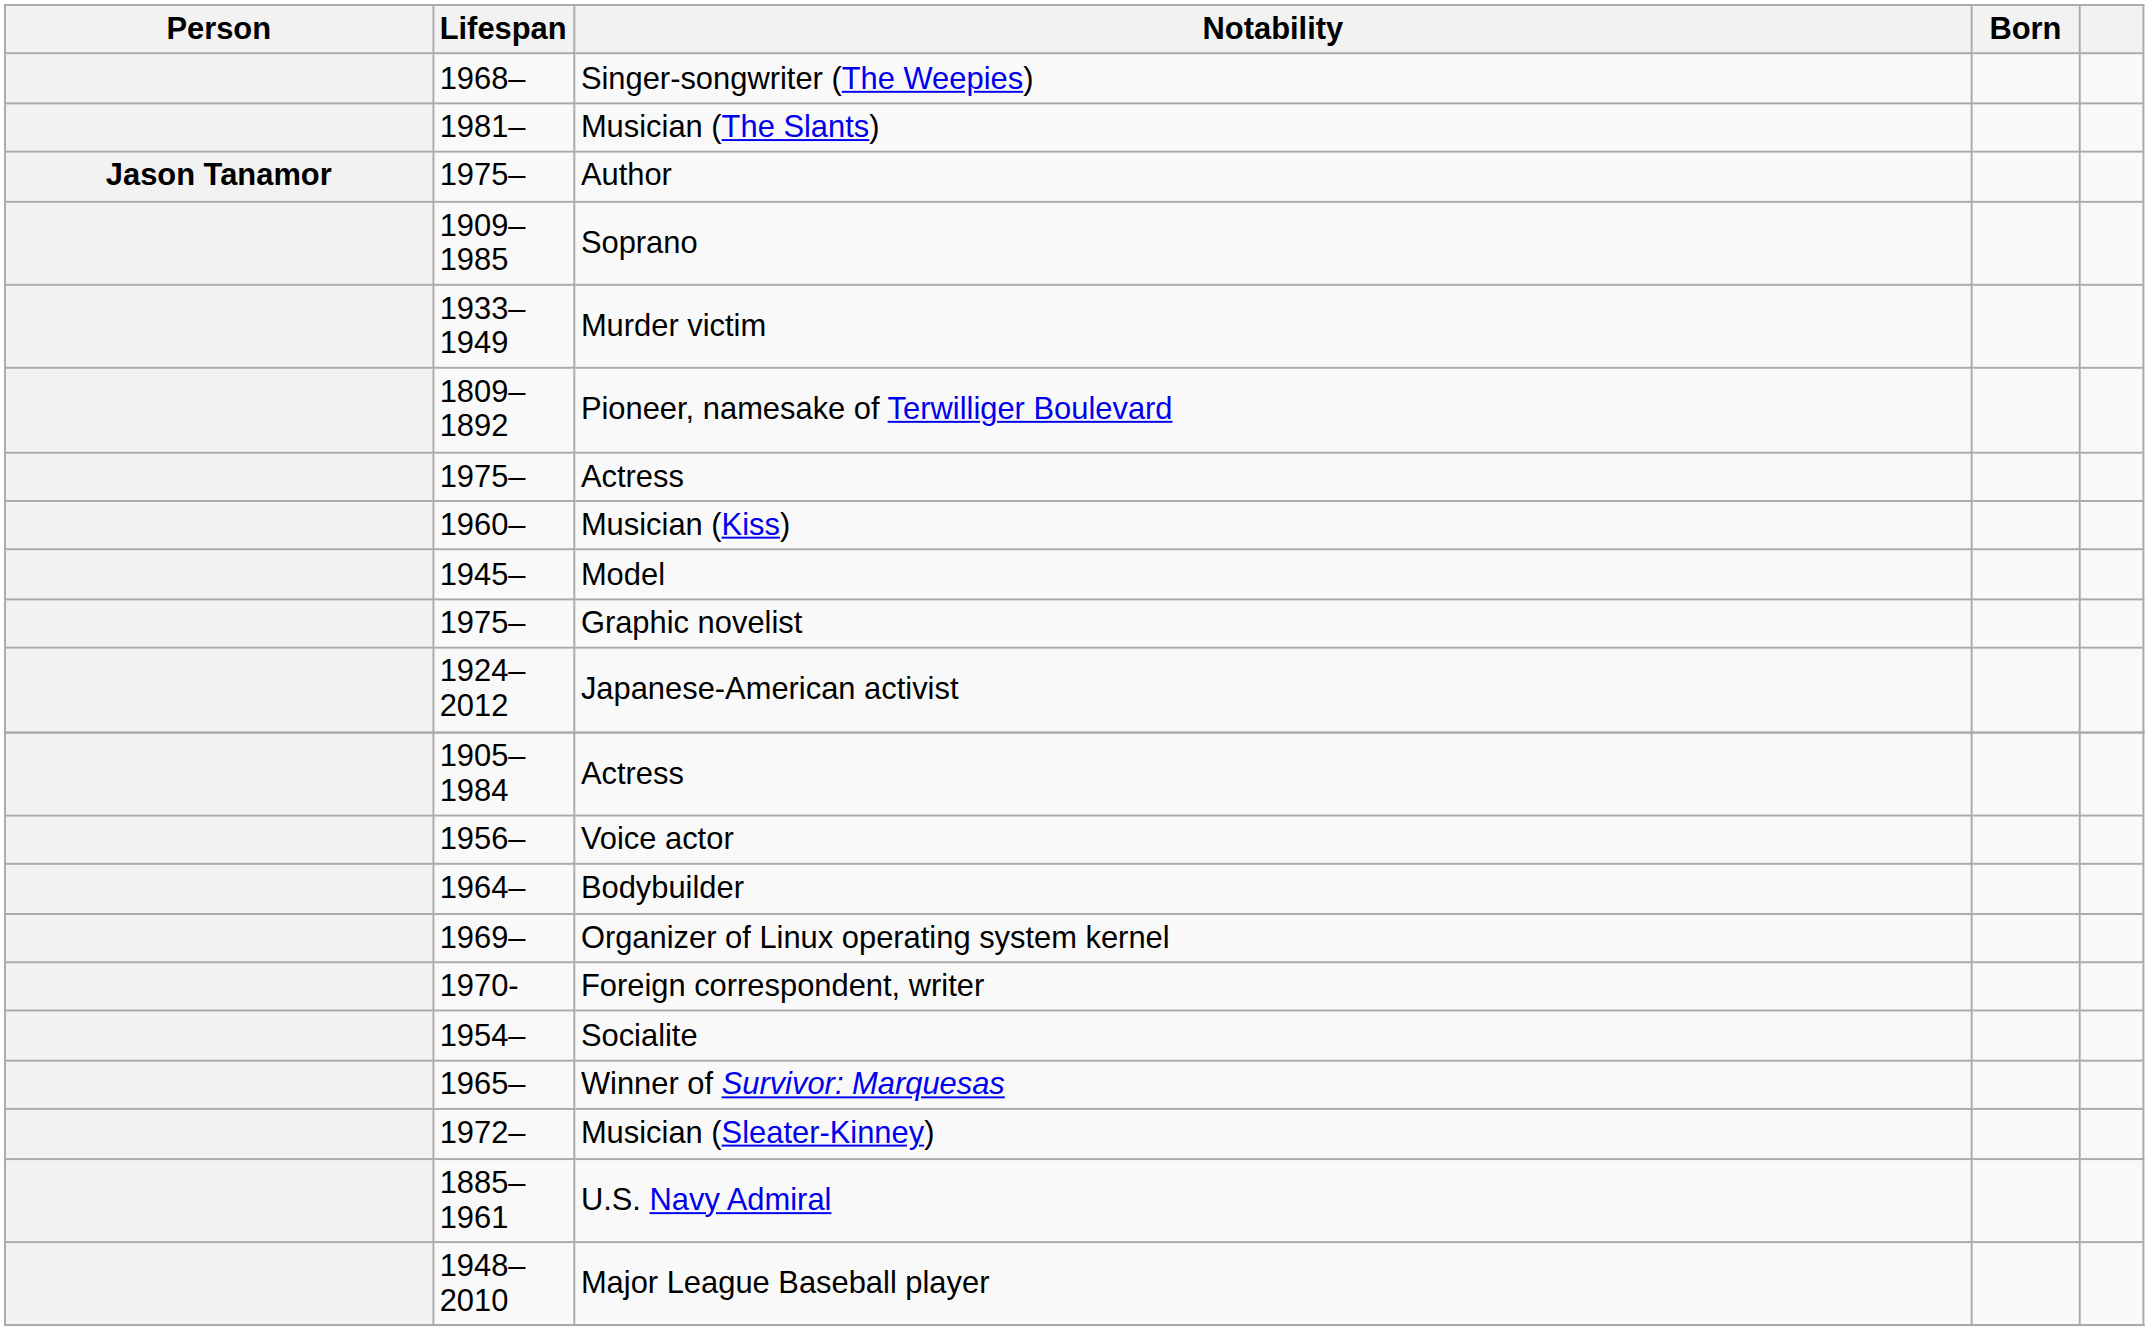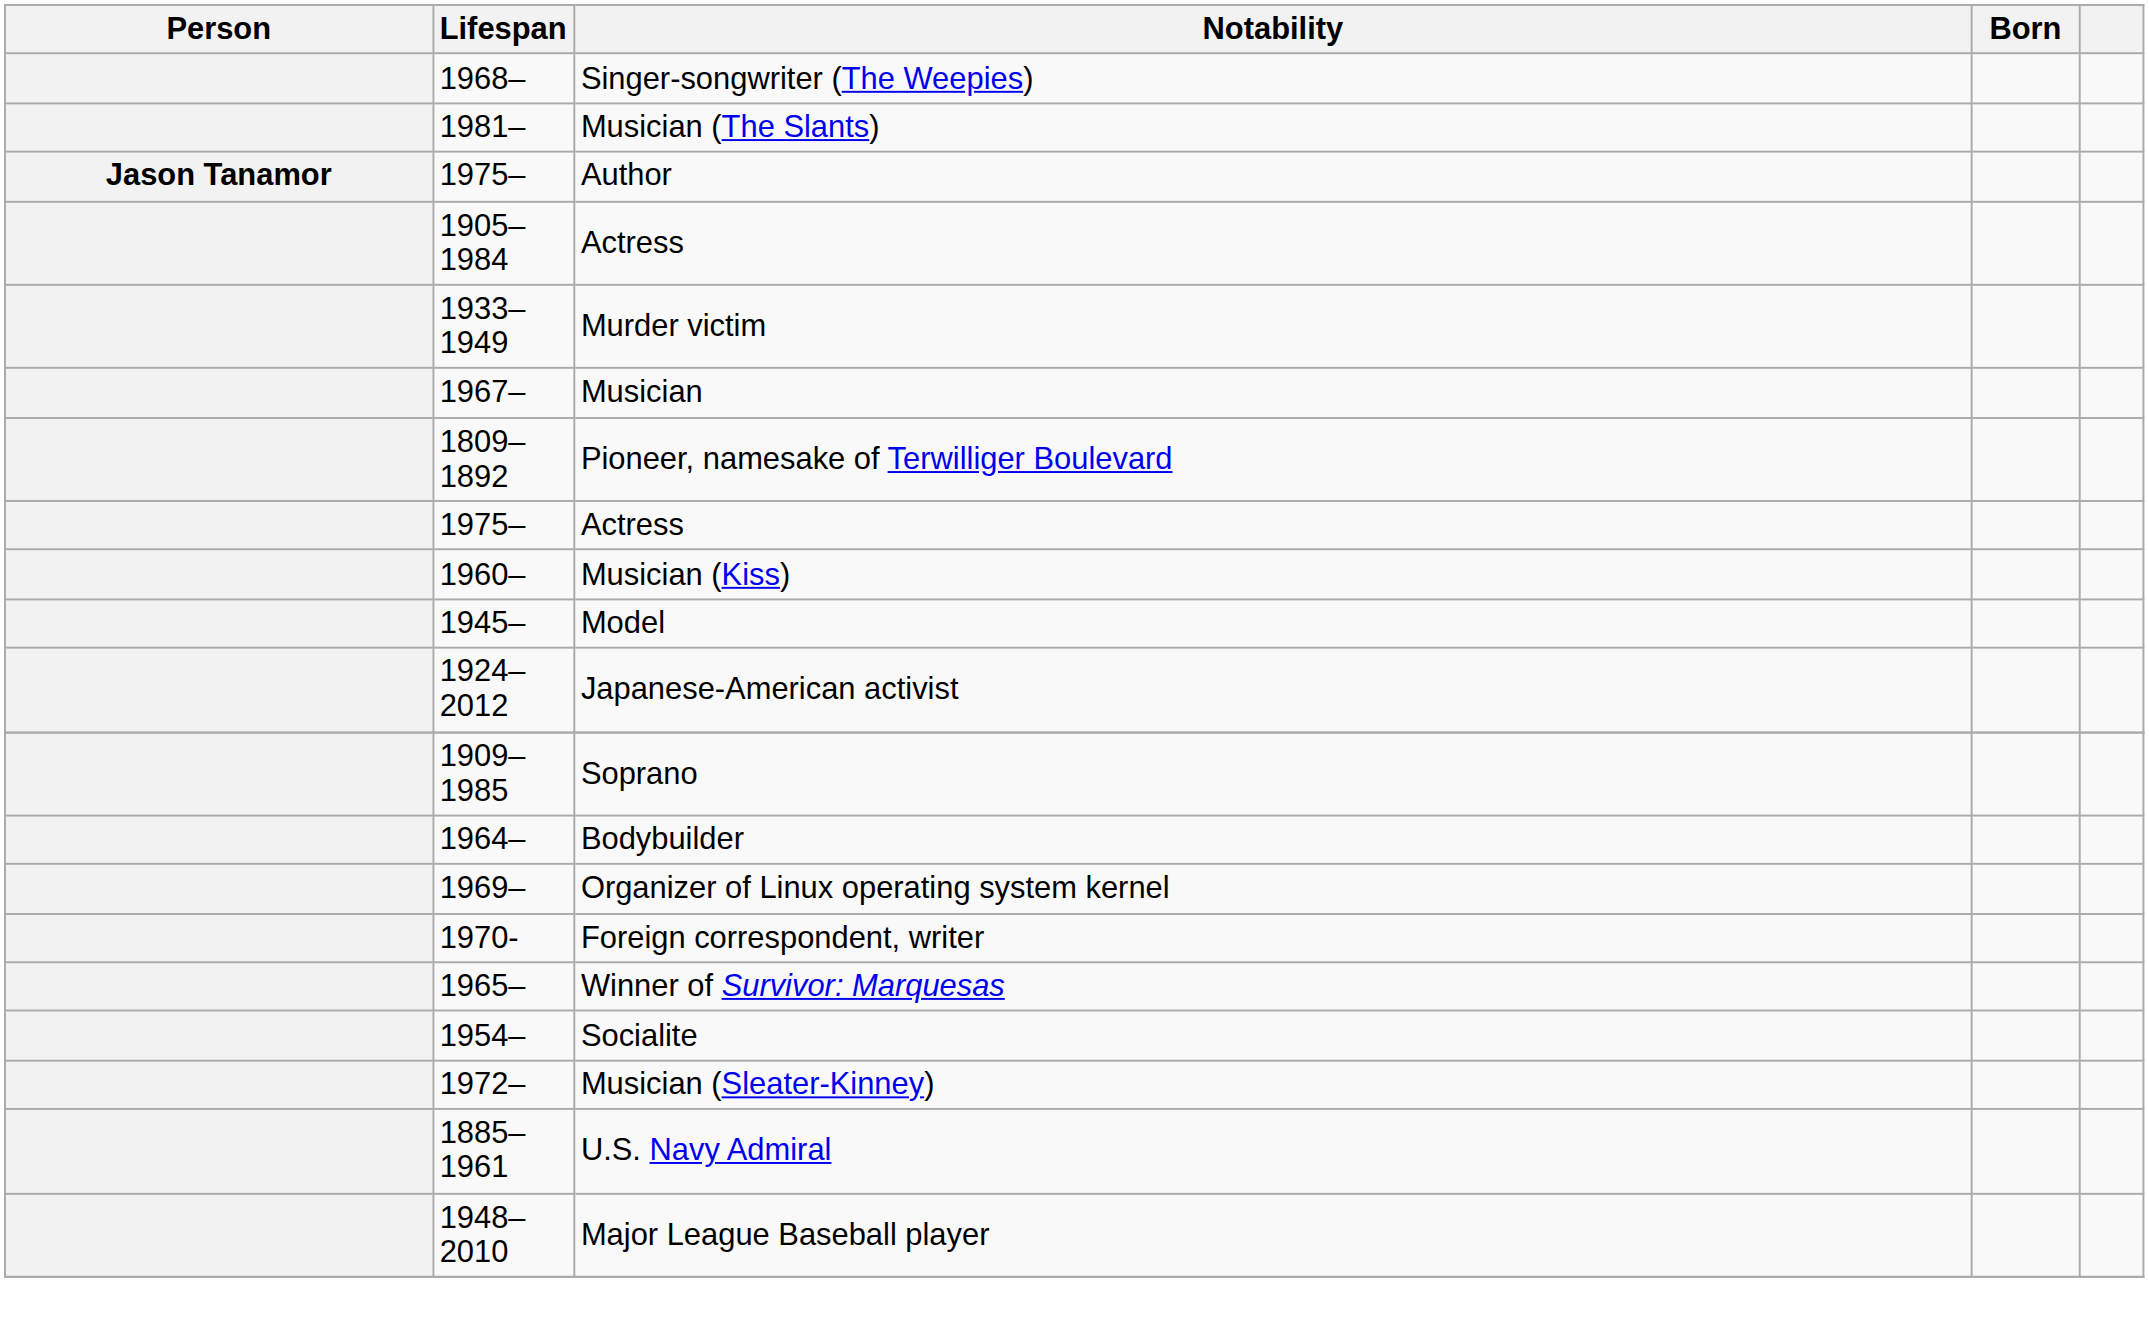rows swapped: (483, 773) <-> (483, 242)
+ row: (483, 392)
- row: (483, 622)
- row: (483, 839)
rows swapped: (483, 1084) <-> (483, 1035)
